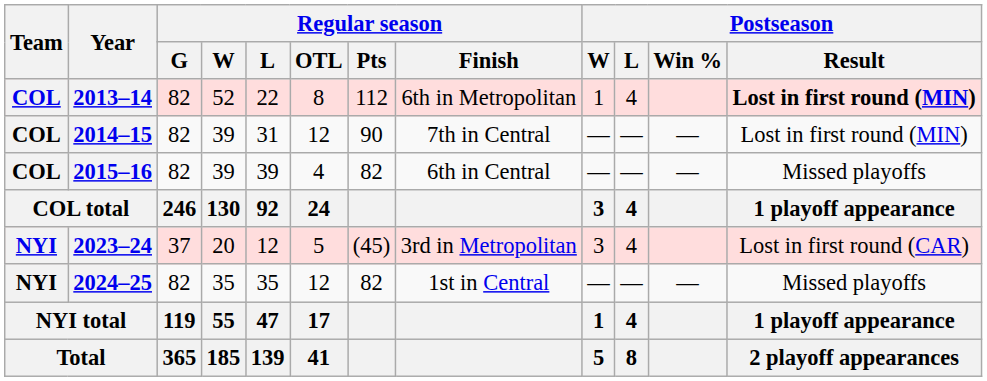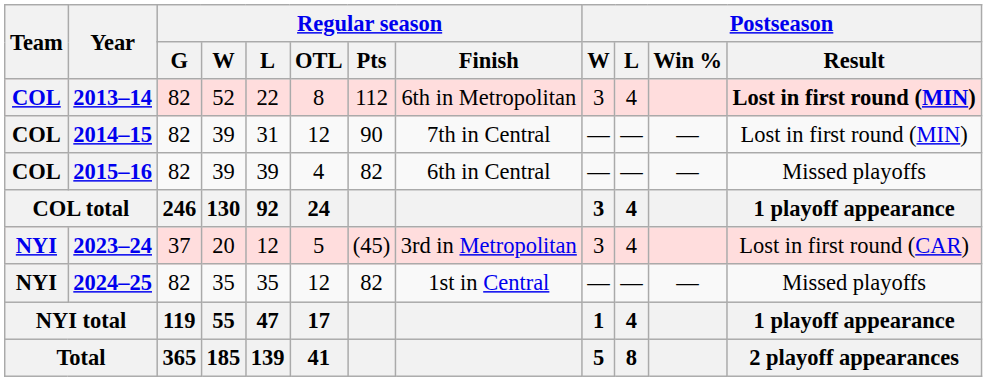(599, 97) 1 -> (599, 97) 3
